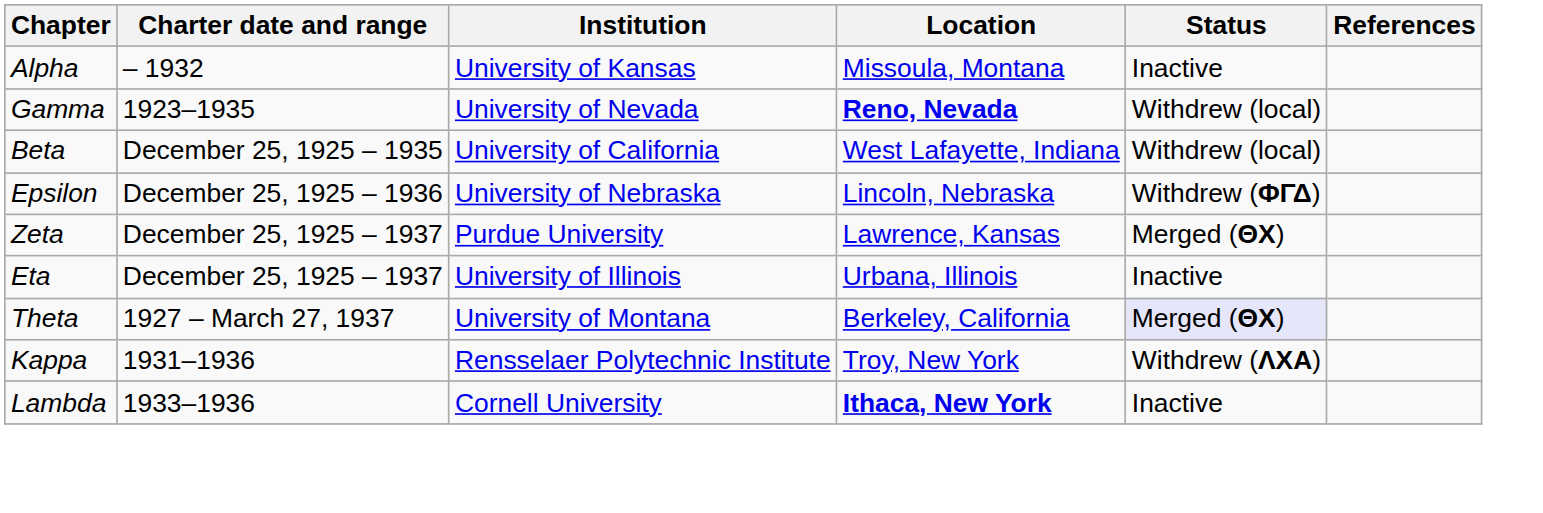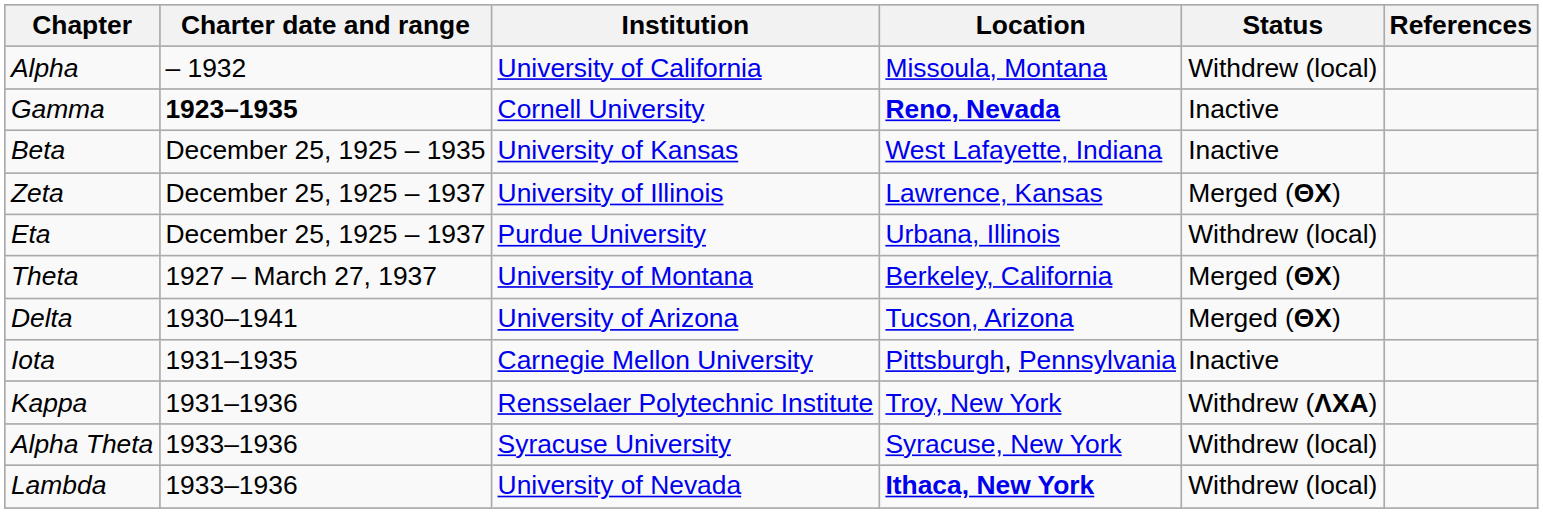(575, 67) University of Kansas -> (630, 67) University of California
(1177, 67) Inactive -> (1283, 67) Withdrew (local)
(189, 109) normal -> (232, 109) bold
(577, 109) University of Nevada -> (601, 109) Cornell University
(1226, 109) Withdrew (local) -> (1234, 109) Inactive
(587, 151) University of California -> (618, 151) University of Kansas
(1226, 151) Withdrew (local) -> (1234, 151) Inactive
- row: (54, 192)
(559, 234) Purdue University -> (611, 192) University of Illinois
(568, 276) University of Illinois -> (602, 234) Purdue University
(1177, 276) Inactive -> (1283, 234) Withdrew (local)
(1208, 318) lavender background -> (1264, 276) no background
+ row: (42, 318)
+ row: (33, 360)
+ row: (82, 444)
(558, 402) Cornell University -> (619, 485) University of Nevada
(1177, 402) Inactive -> (1283, 485) Withdrew (local)
